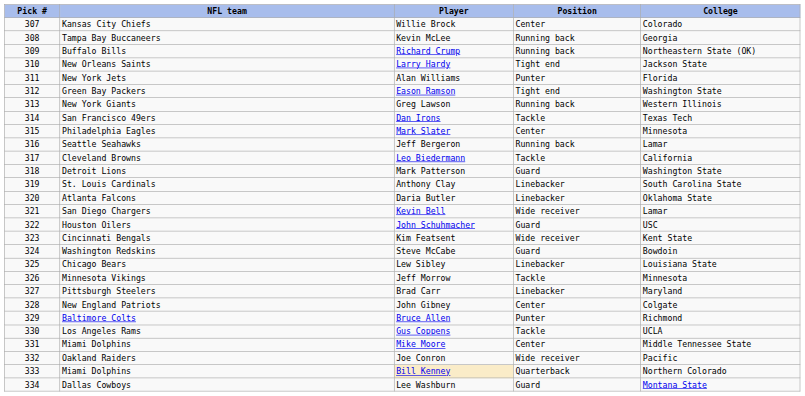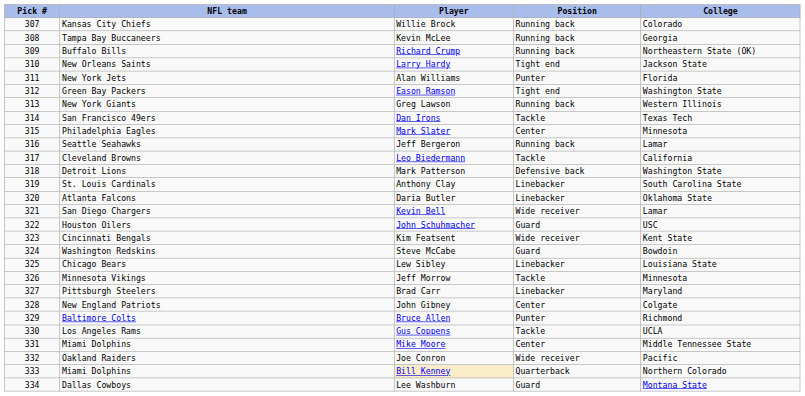(530, 24) Center -> (545, 24) Running back
(528, 171) Guard -> (550, 171) Defensive back
